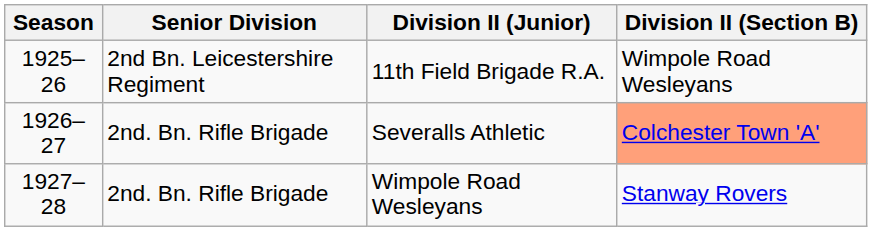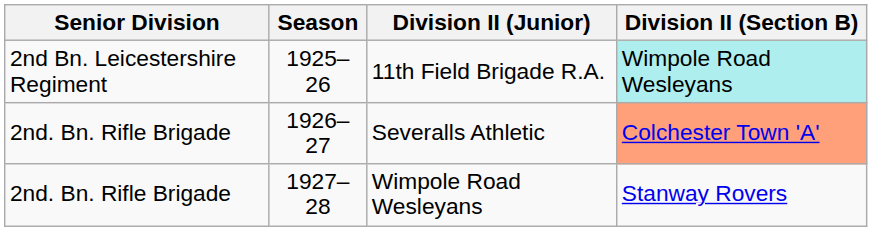columns swapped: (53, 22) <-> (234, 22)
(696, 71) no background -> (696, 71) paleturquoise background
